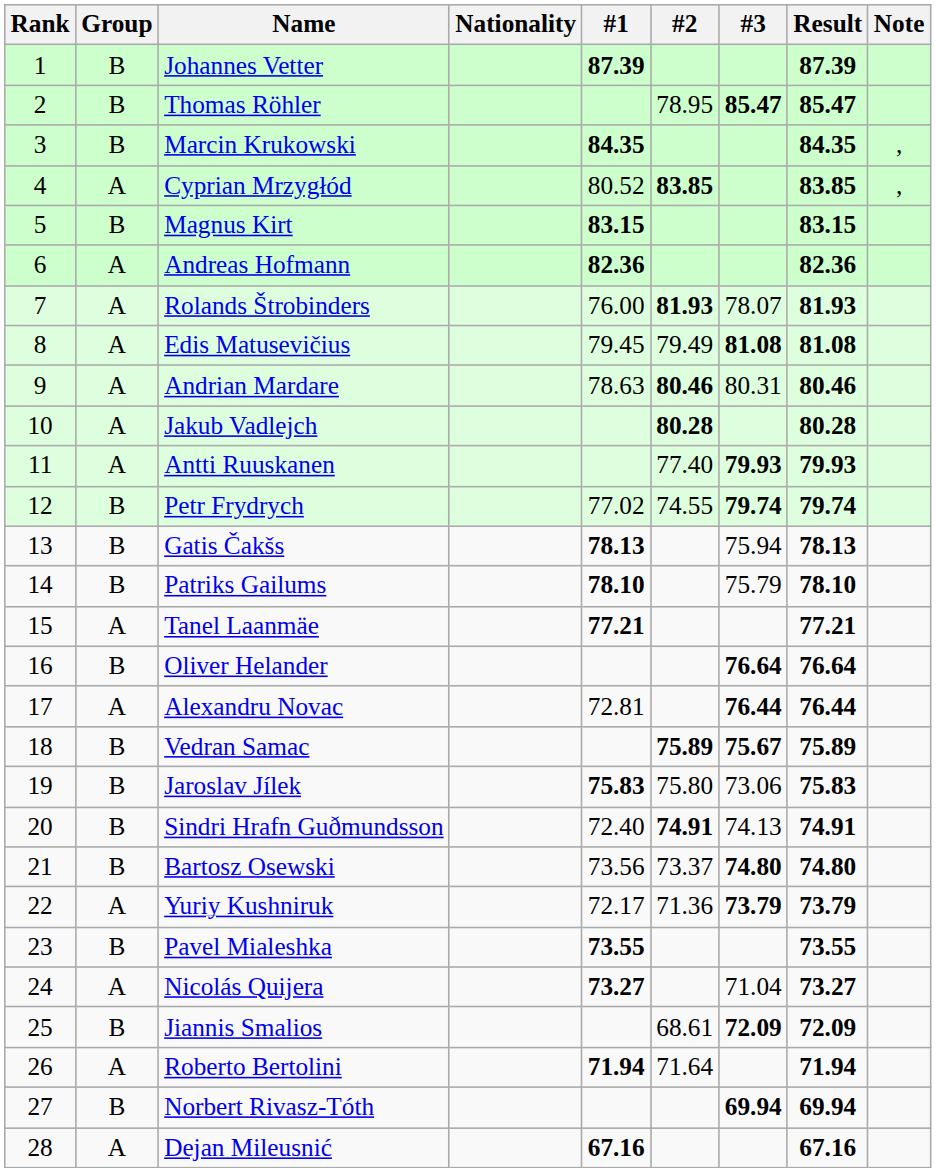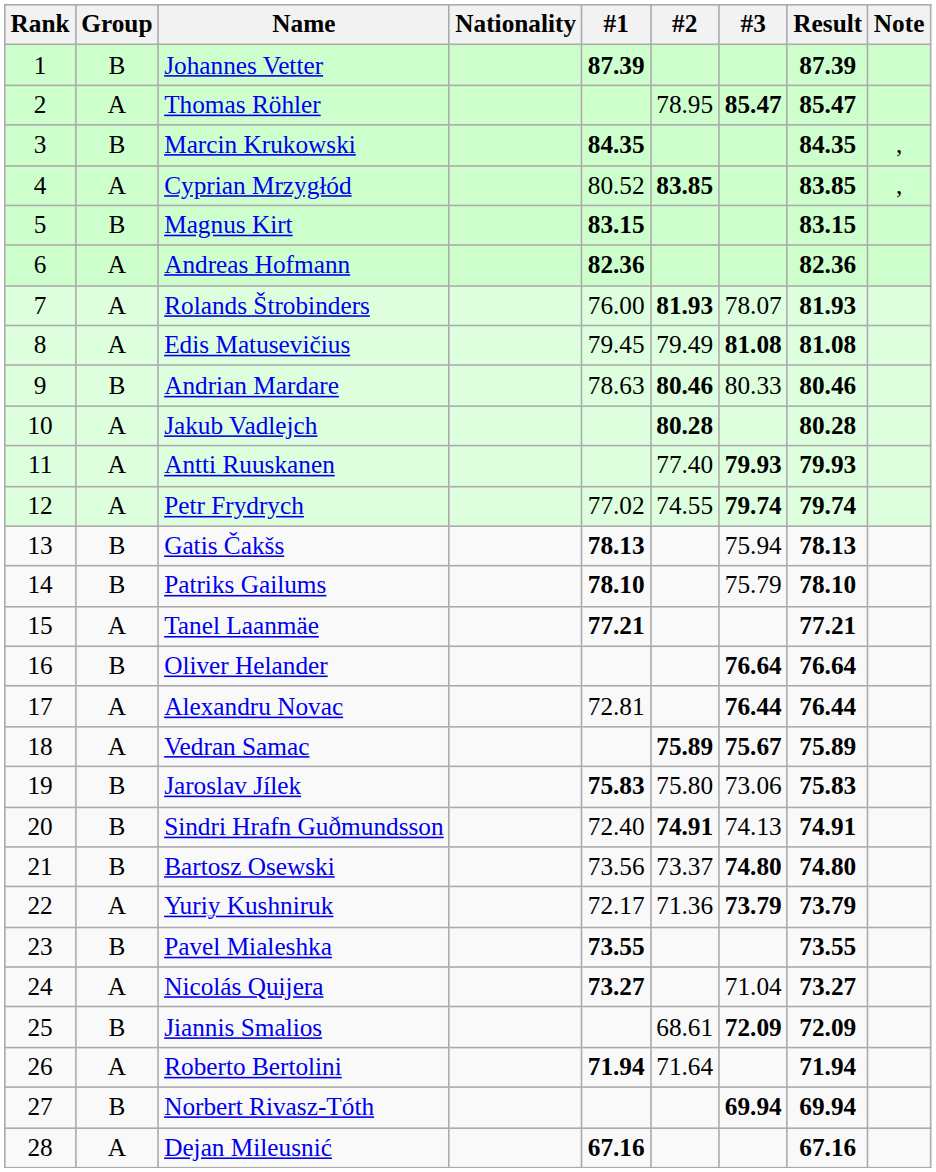(117, 104) B -> (117, 104) A
(117, 385) A -> (117, 385) B
(753, 385) 80.31 -> (753, 385) 80.33
(117, 505) B -> (117, 505) A
(117, 746) B -> (117, 746) A
